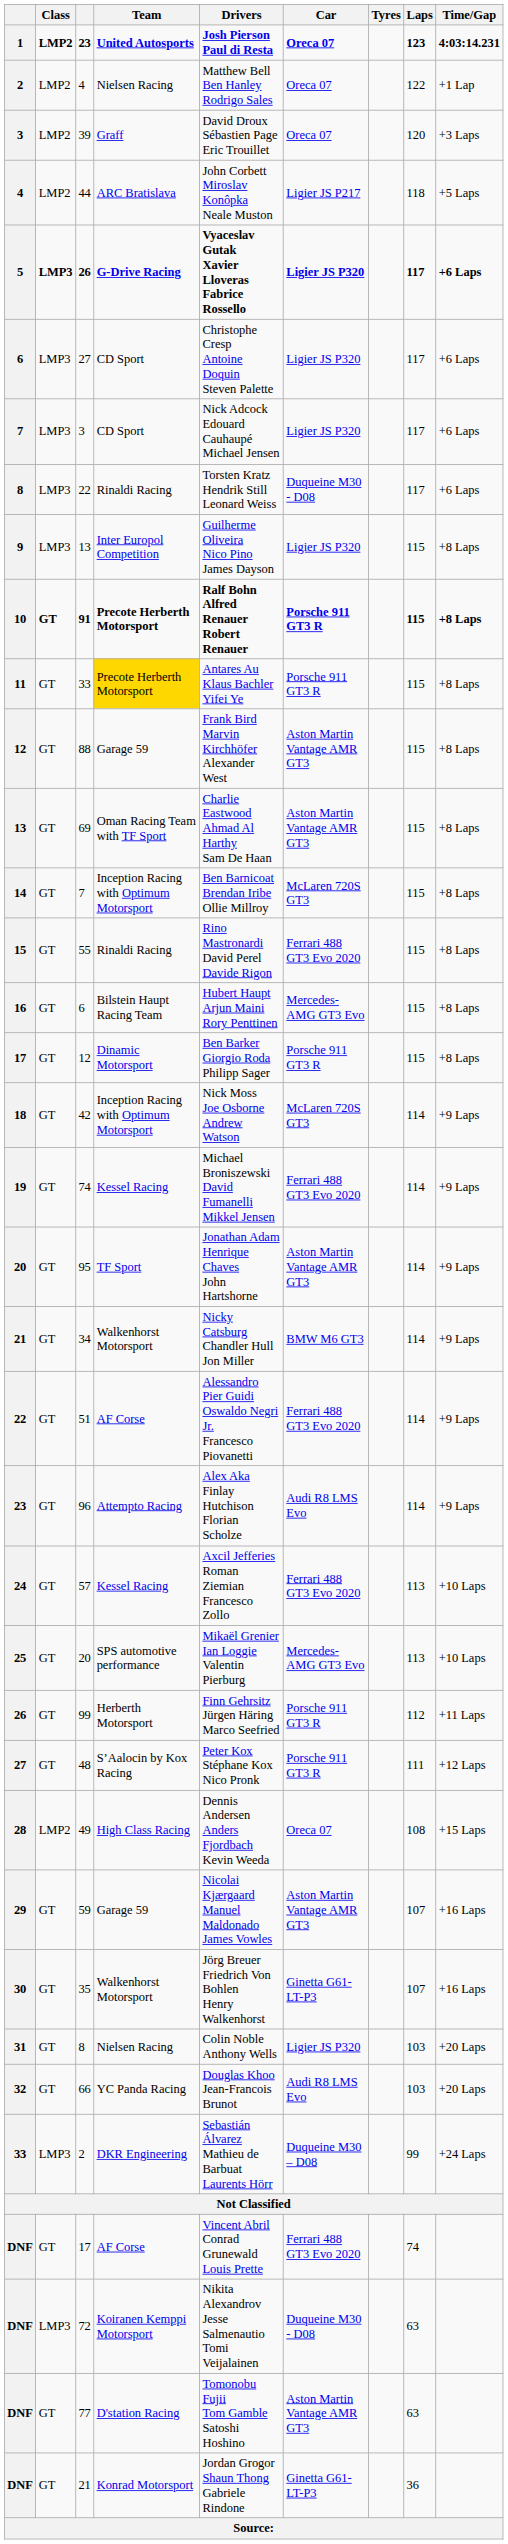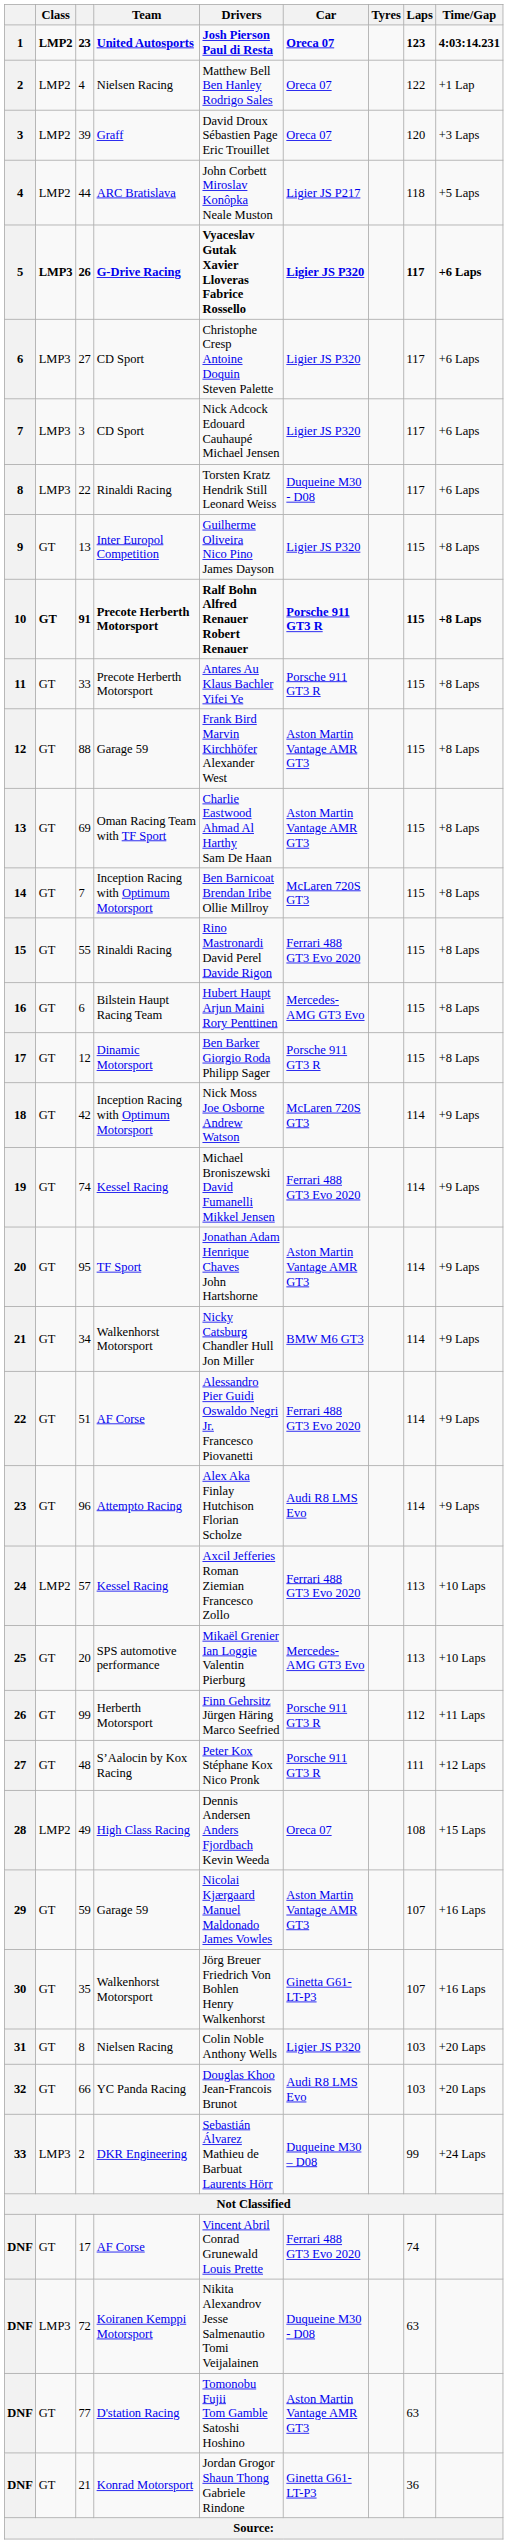(55, 546) LMP3 -> (47, 546) GT
(139, 683) gold background -> (139, 683) no background
(47, 1585) GT -> (55, 1585) LMP2
